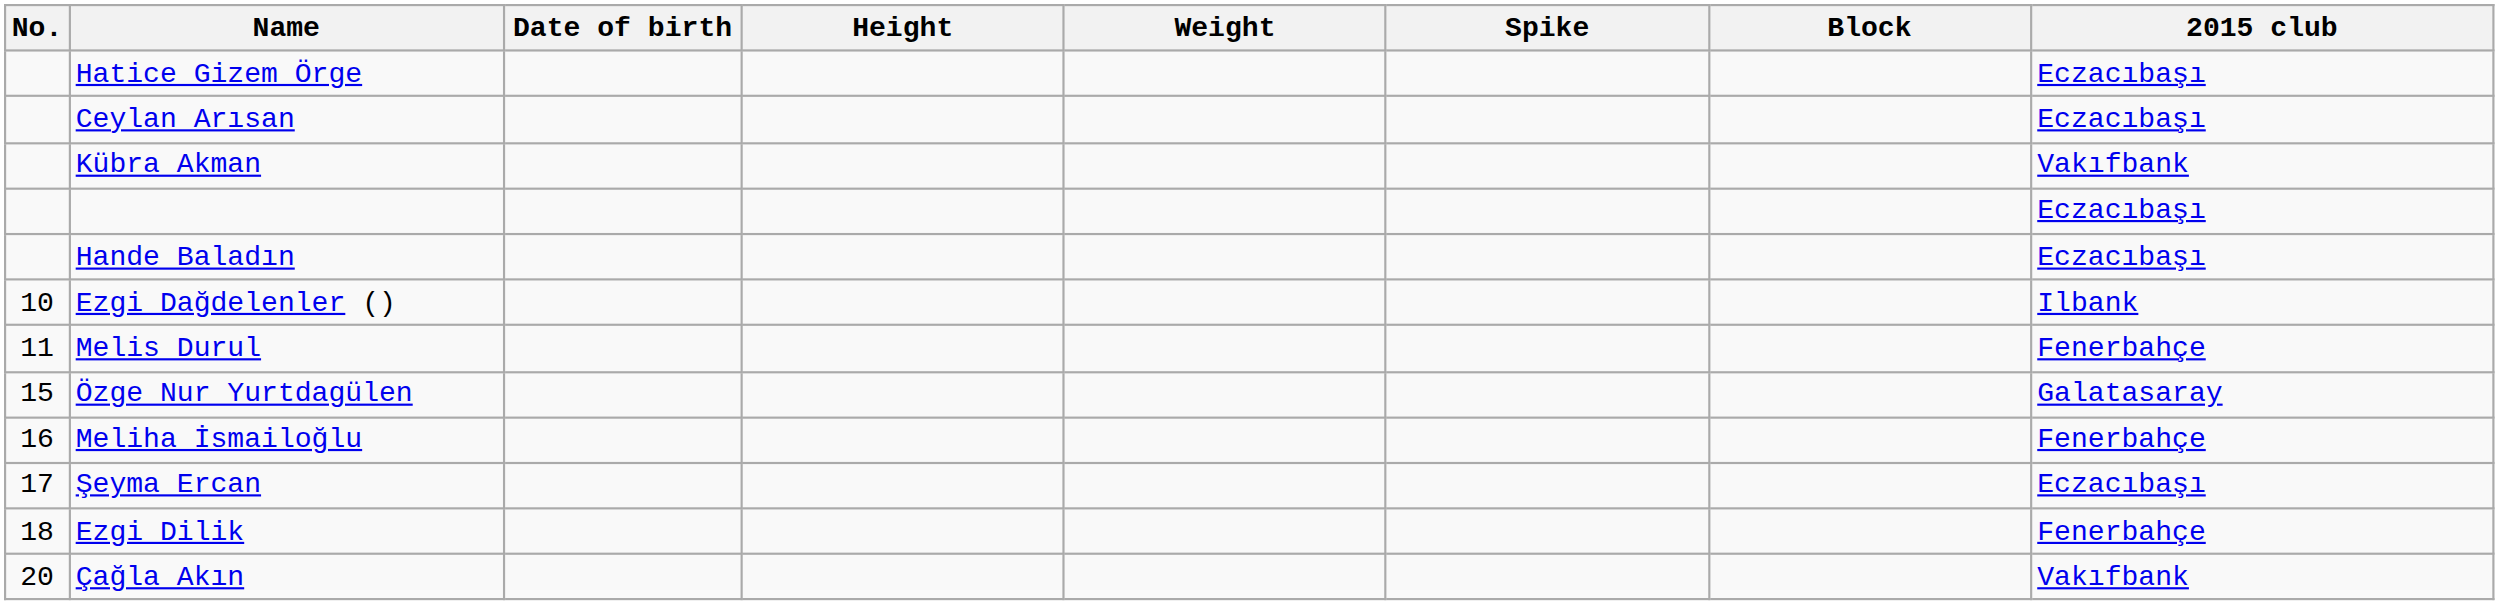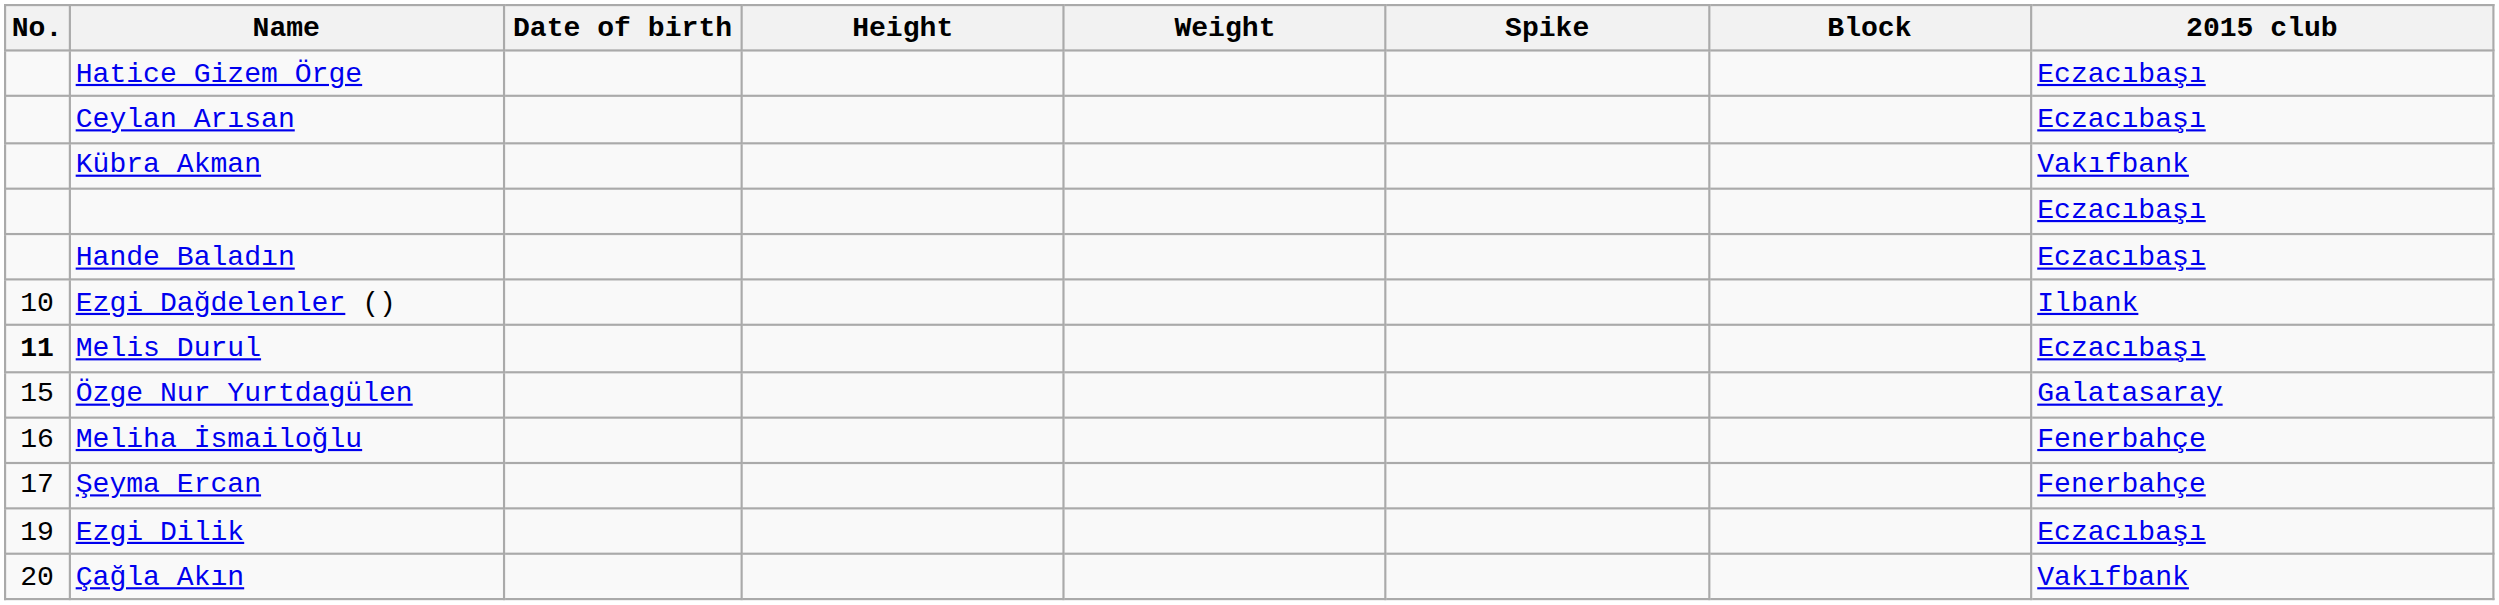(37, 348) normal -> (37, 348) bold
(2121, 348) Fenerbahçe -> (2121, 348) Eczacıbaşı
(2121, 486) Eczacıbaşı -> (2121, 486) Fenerbahçe
(37, 531) 18 -> (37, 531) 19
(2121, 531) Fenerbahçe -> (2121, 531) Eczacıbaşı
